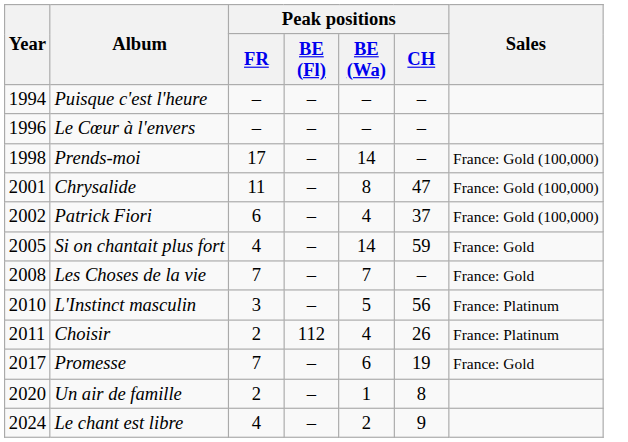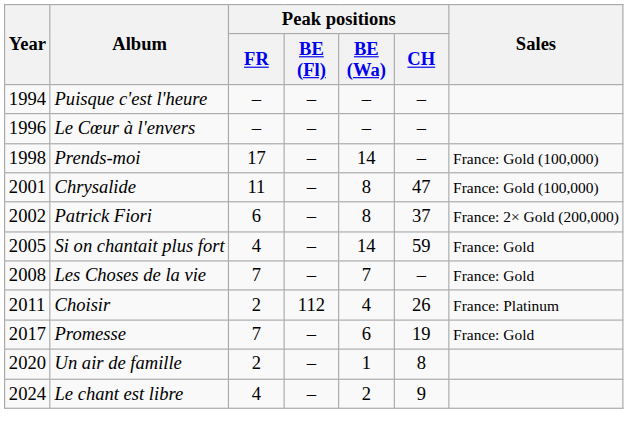(366, 216) 4 -> (366, 216) 8
(526, 217) France: Gold (100,000) -> (536, 217) France: 2× Gold (200,000)
- row: (125, 305)
